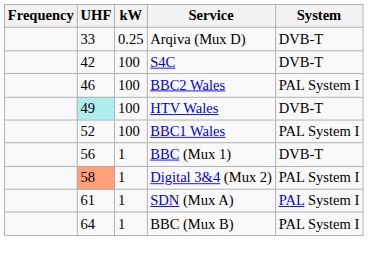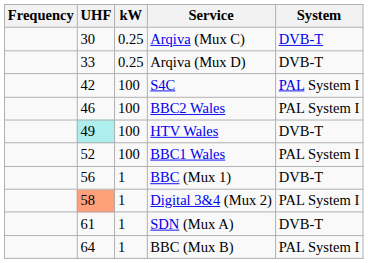+ row: (198, 39)
(301, 62) DVB-T -> (319, 85) PAL System I
(319, 200) PAL System I -> (301, 223) DVB-T
